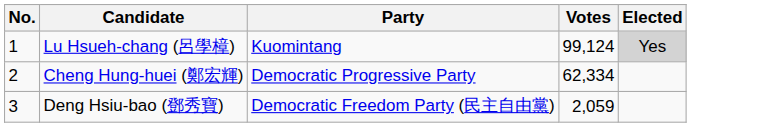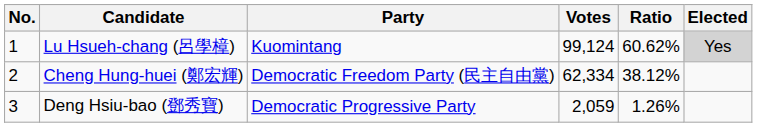+ column: (651, 17)
(363, 76) Democratic Progressive Party -> (403, 75) Democratic Freedom Party (民主自由黨)
(403, 106) Democratic Freedom Party (民主自由黨) -> (363, 106) Democratic Progressive Party
